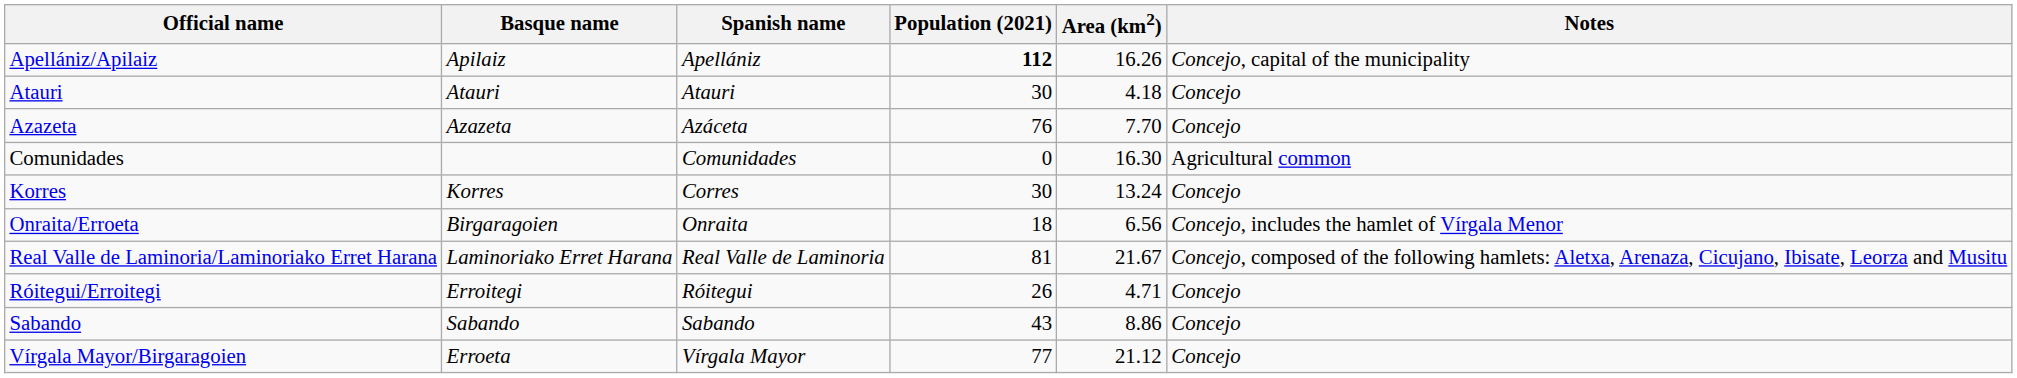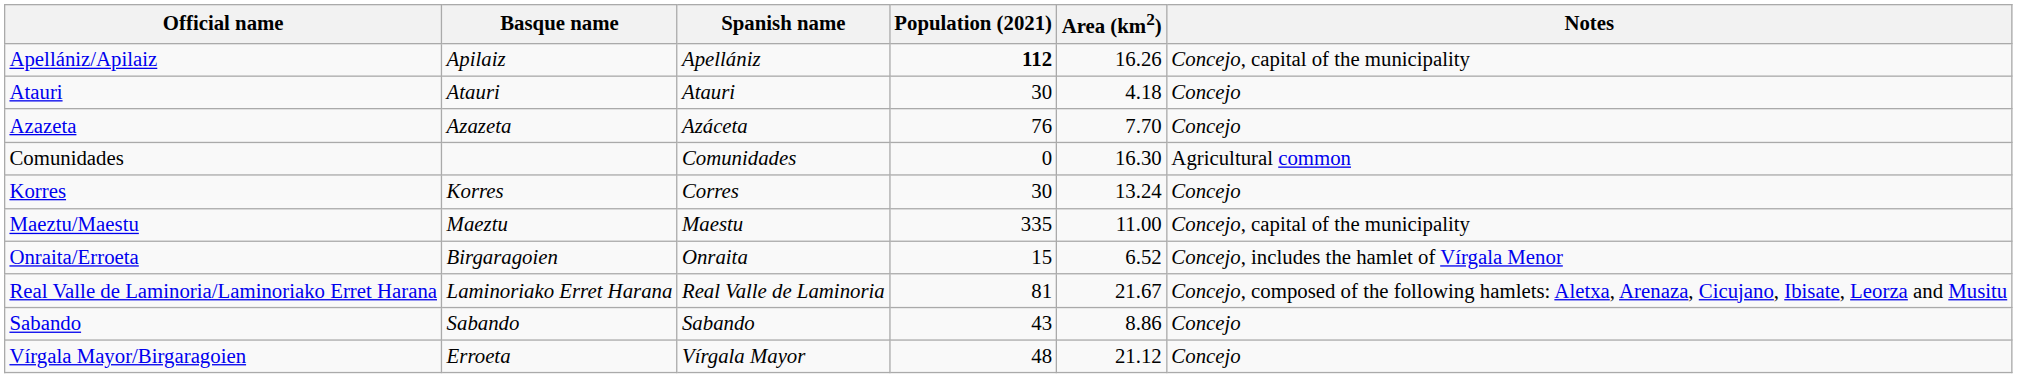+ row: (74, 224)
(1042, 224) 18 -> (1042, 257) 15
(1144, 224) 6.56 -> (1144, 257) 6.52
- row: (85, 290)
(1042, 356) 77 -> (1042, 356) 48
